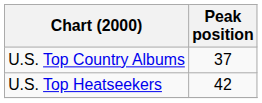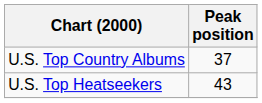(223, 85) 42 -> (223, 85) 43
